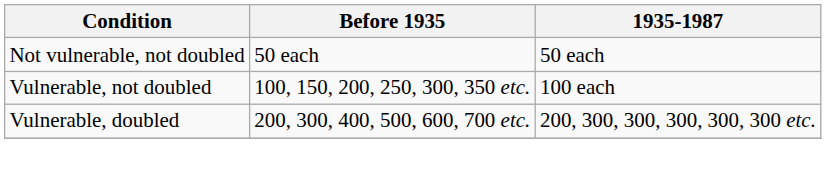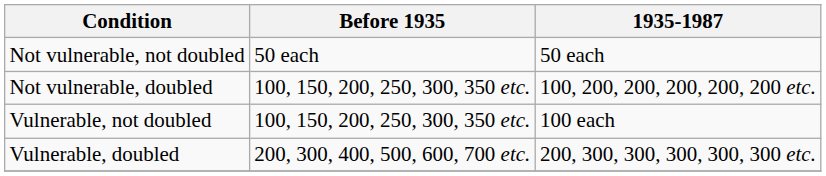+ row: (111, 87)
